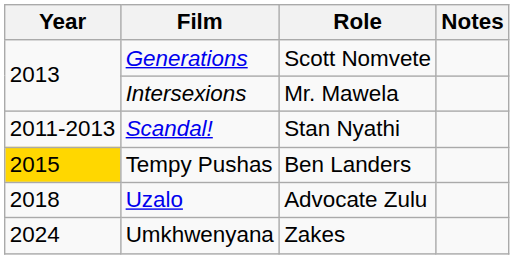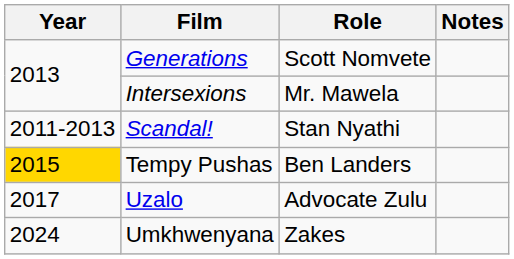(35, 199) 2018 -> (35, 199) 2017
